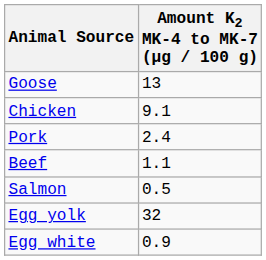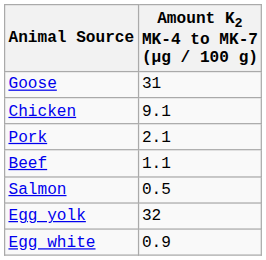(152, 84) 13 -> (152, 84) 31
(156, 137) 2.4 -> (156, 137) 2.1
